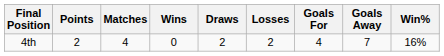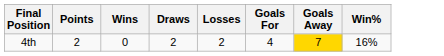- column: (125, 19)
(367, 43) no background -> (318, 43) gold background
